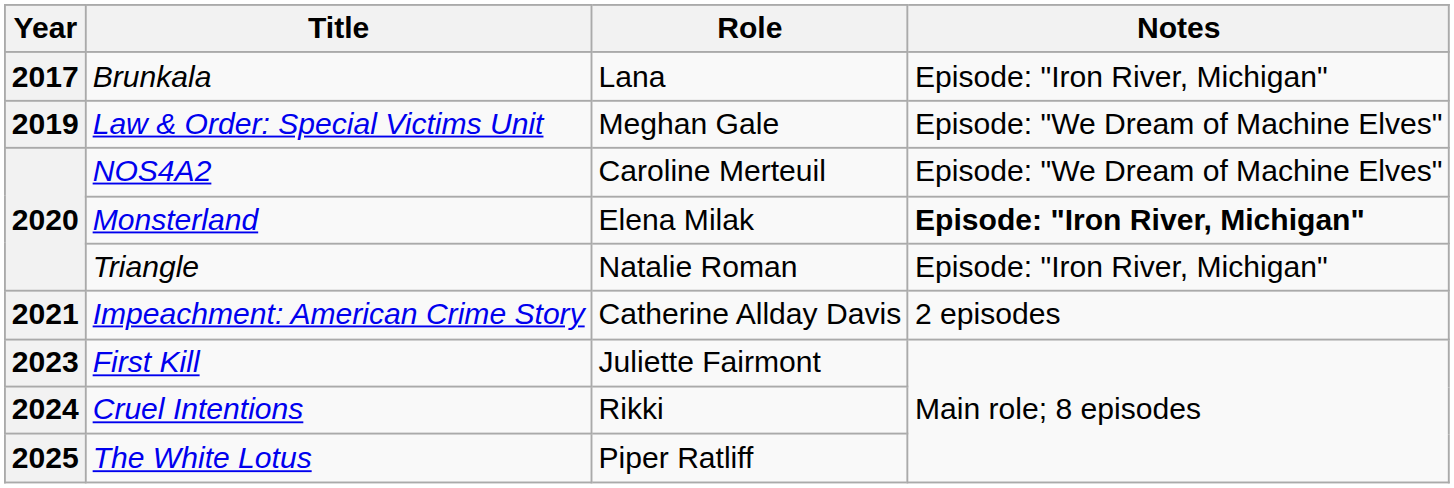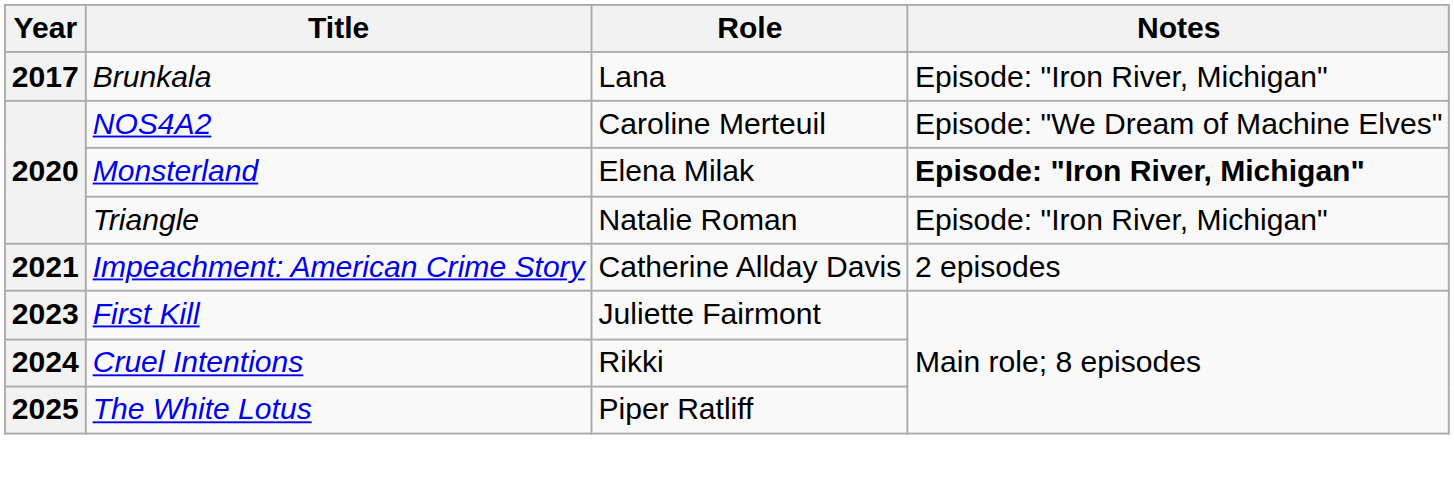- row: (318, 123)
